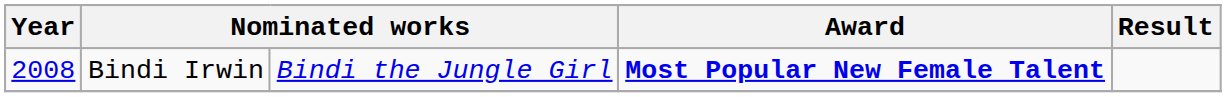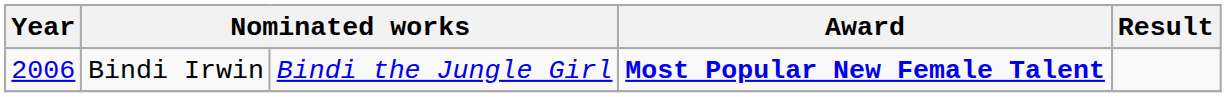(43, 70) 2008 -> (43, 70) 2006
